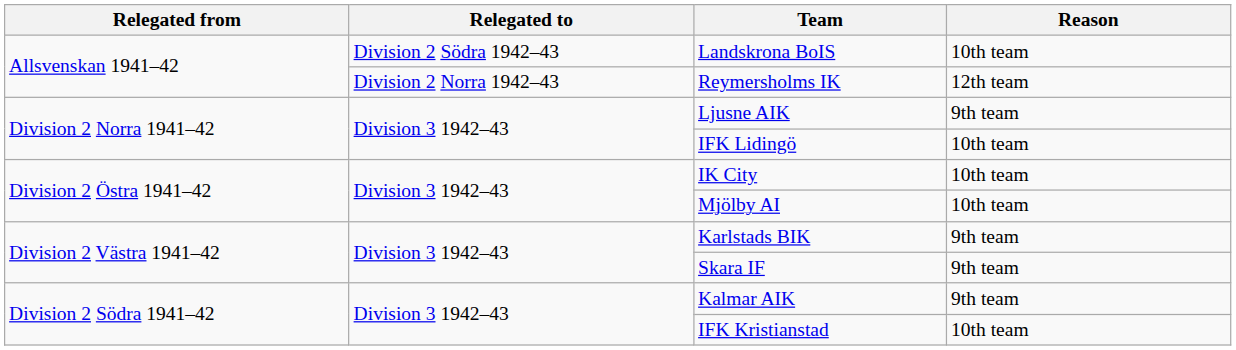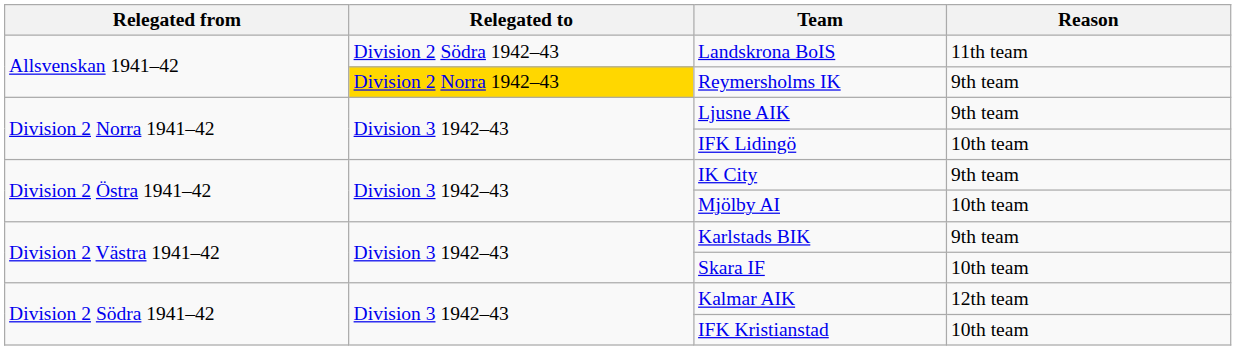(990, 50) 10th team -> (990, 50) 11th team
(456, 81) no background -> (456, 81) gold background
(990, 81) 12th team -> (985, 81) 9th team
(990, 174) 10th team -> (985, 174) 9th team
(985, 267) 9th team -> (990, 267) 10th team
(985, 298) 9th team -> (990, 298) 12th team
